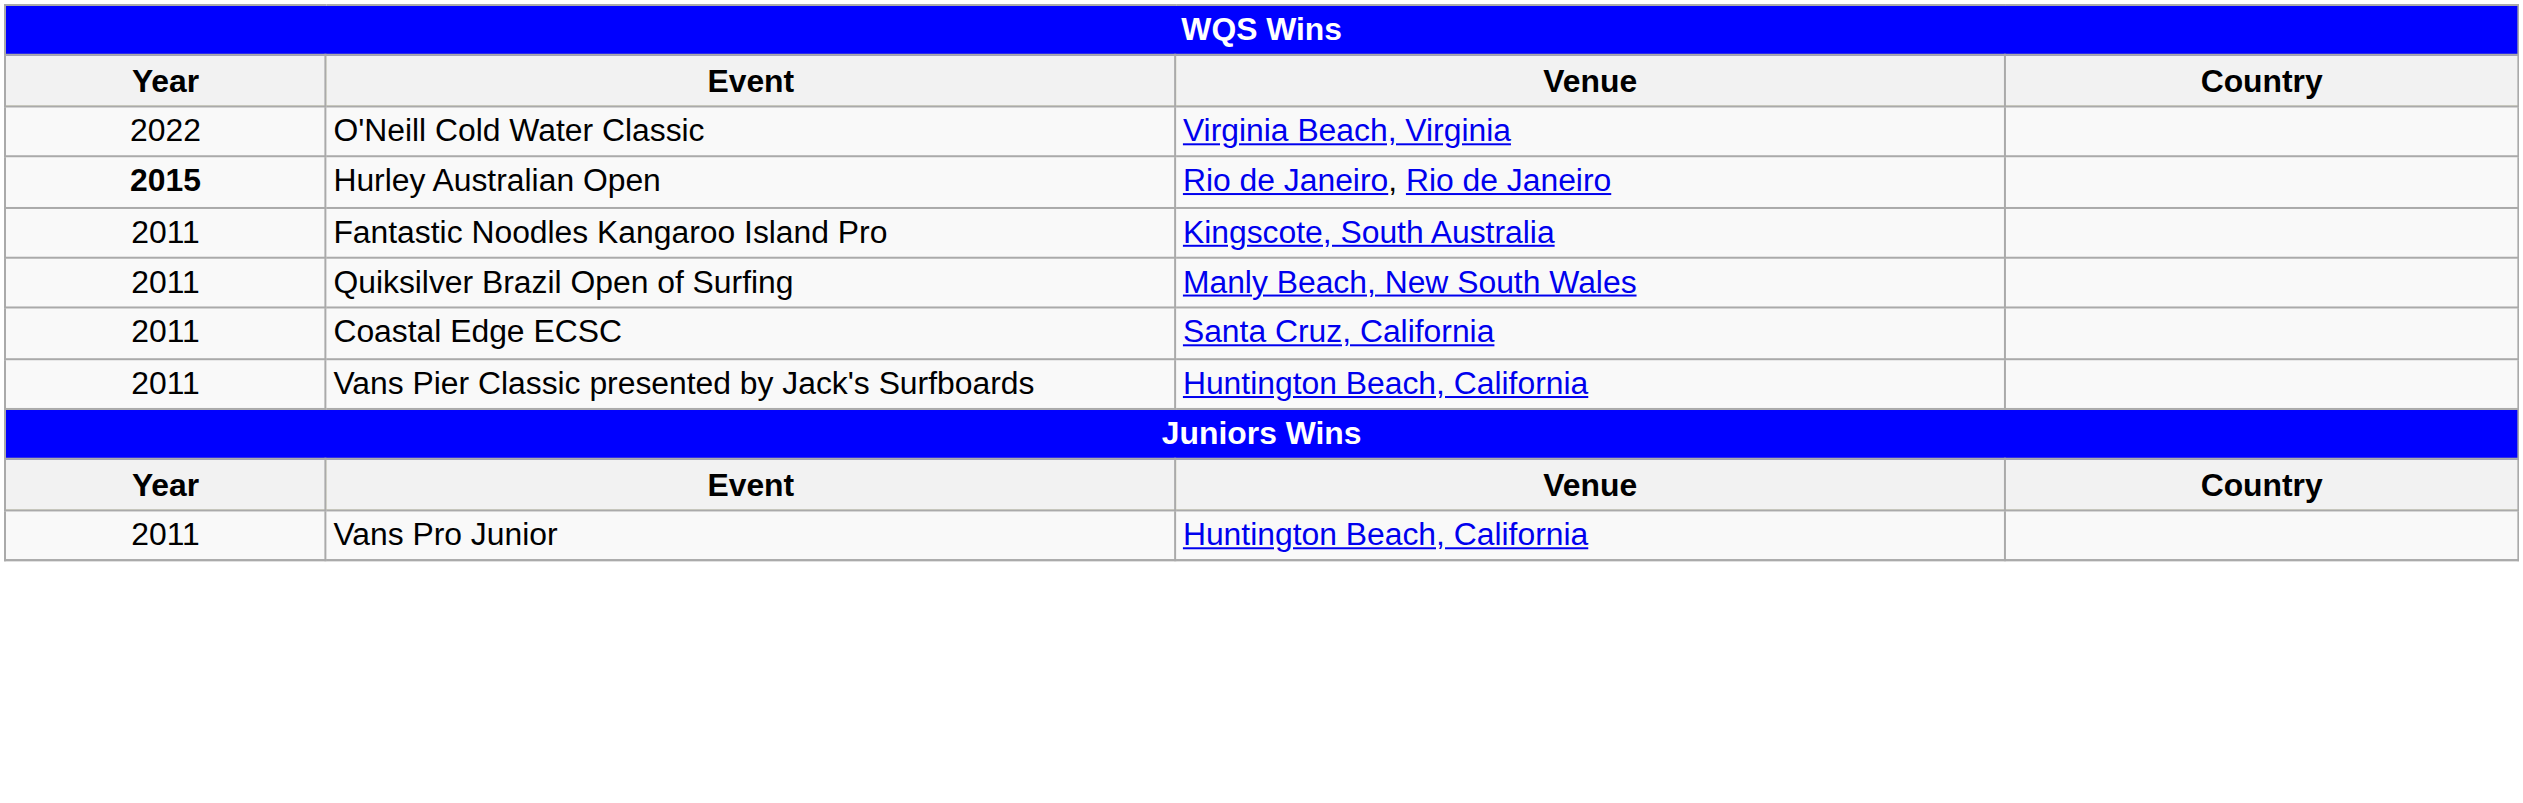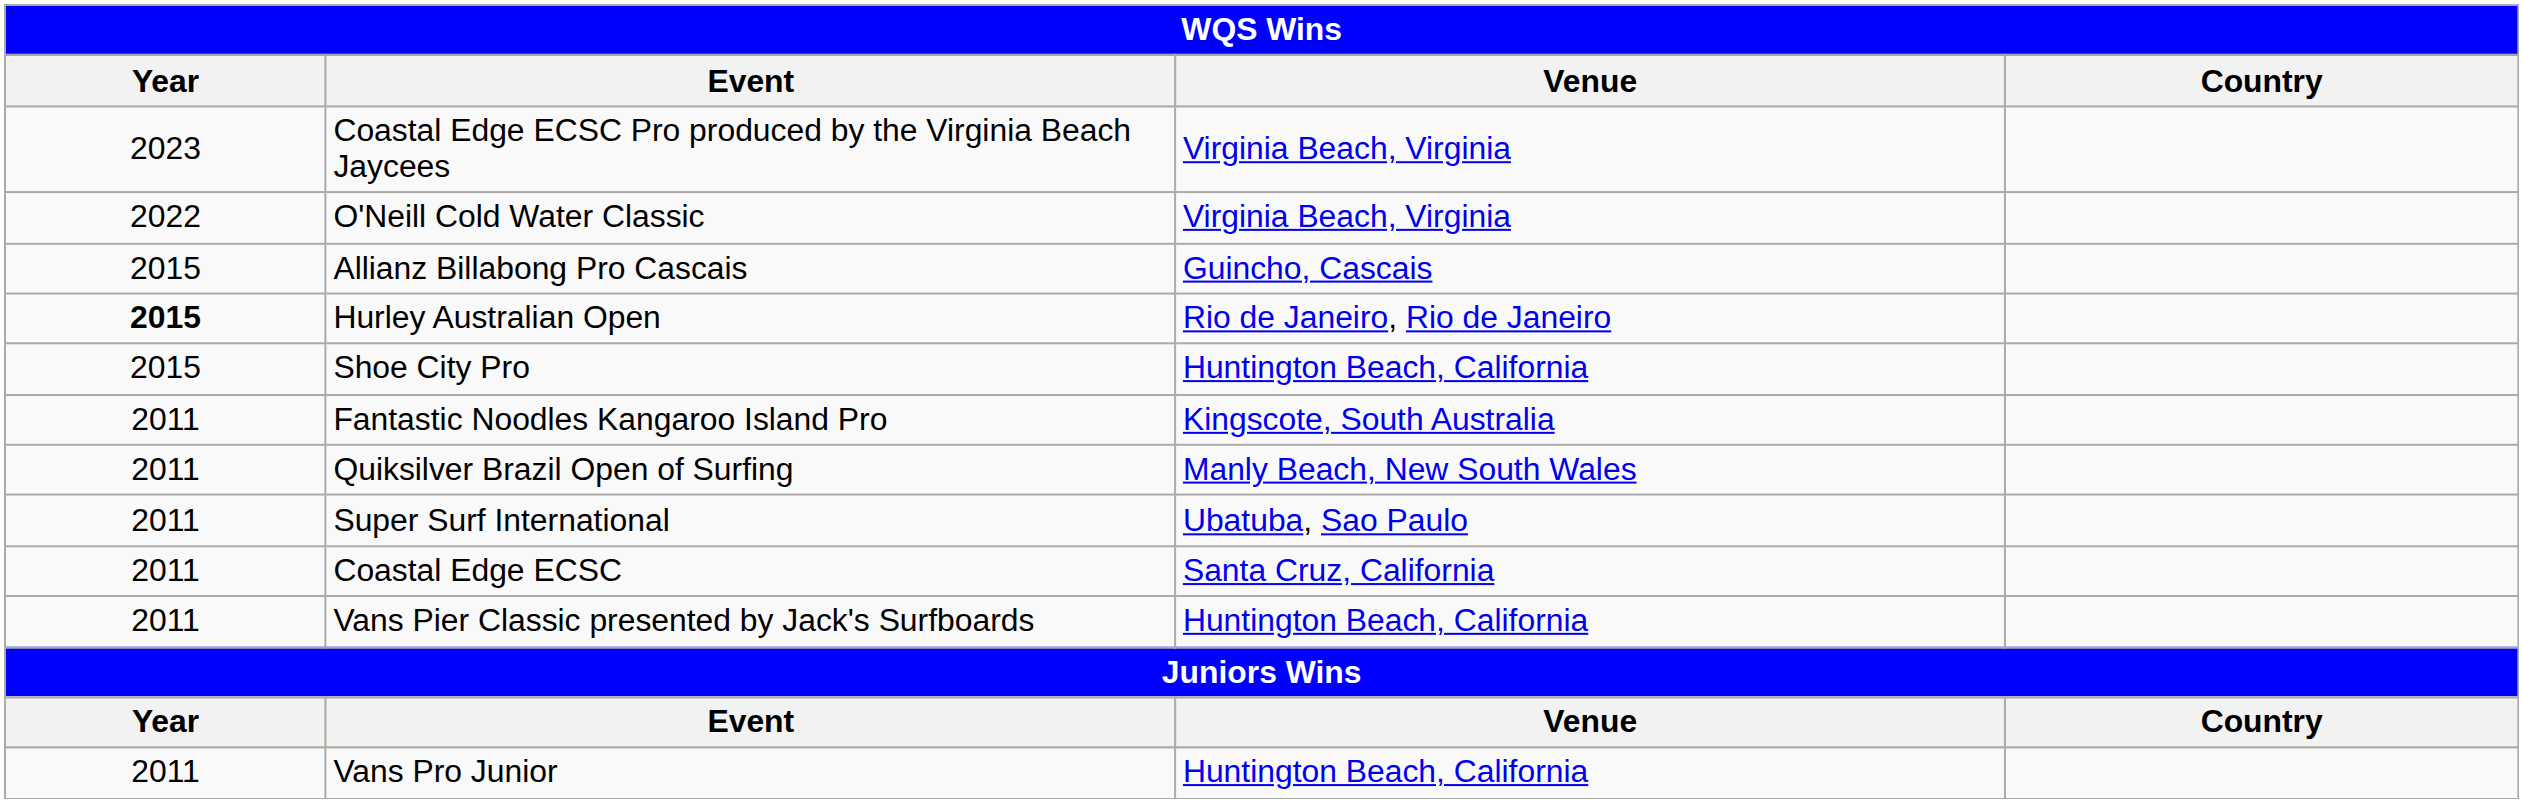+ row: (732, 148)
+ row: (540, 267)
+ row: (432, 368)
+ row: (502, 520)
